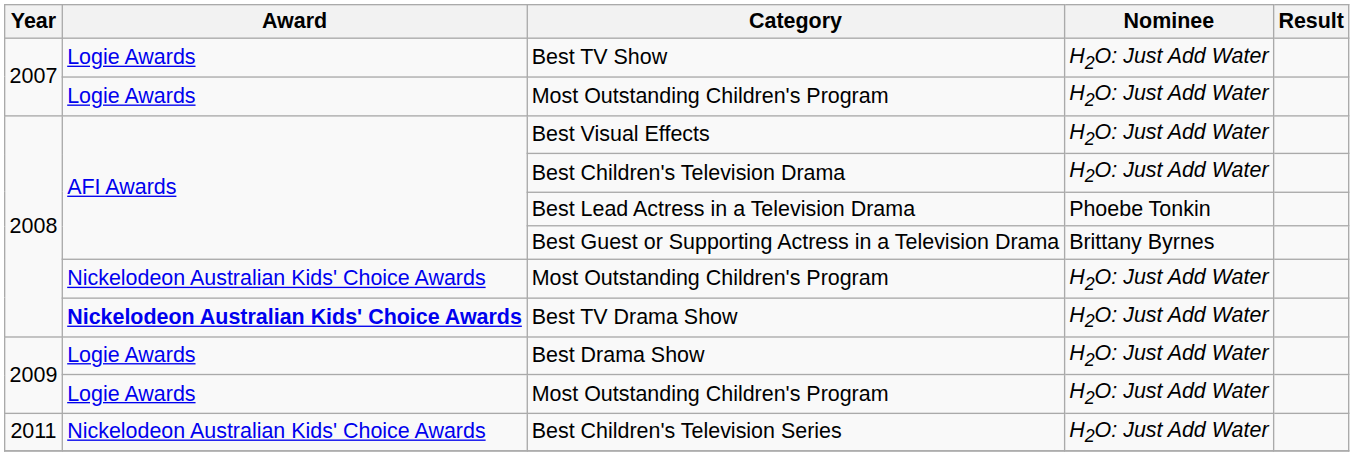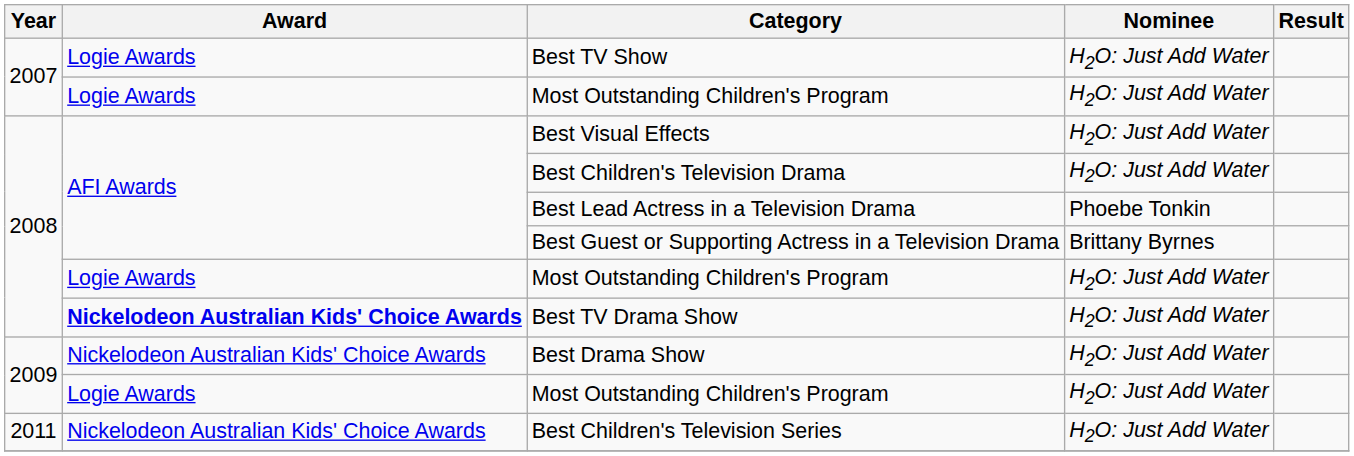(276, 278) Nickelodeon Australian Kids' Choice Awards -> (131, 278) Logie Awards
(131, 355) Logie Awards -> (276, 355) Nickelodeon Australian Kids' Choice Awards
